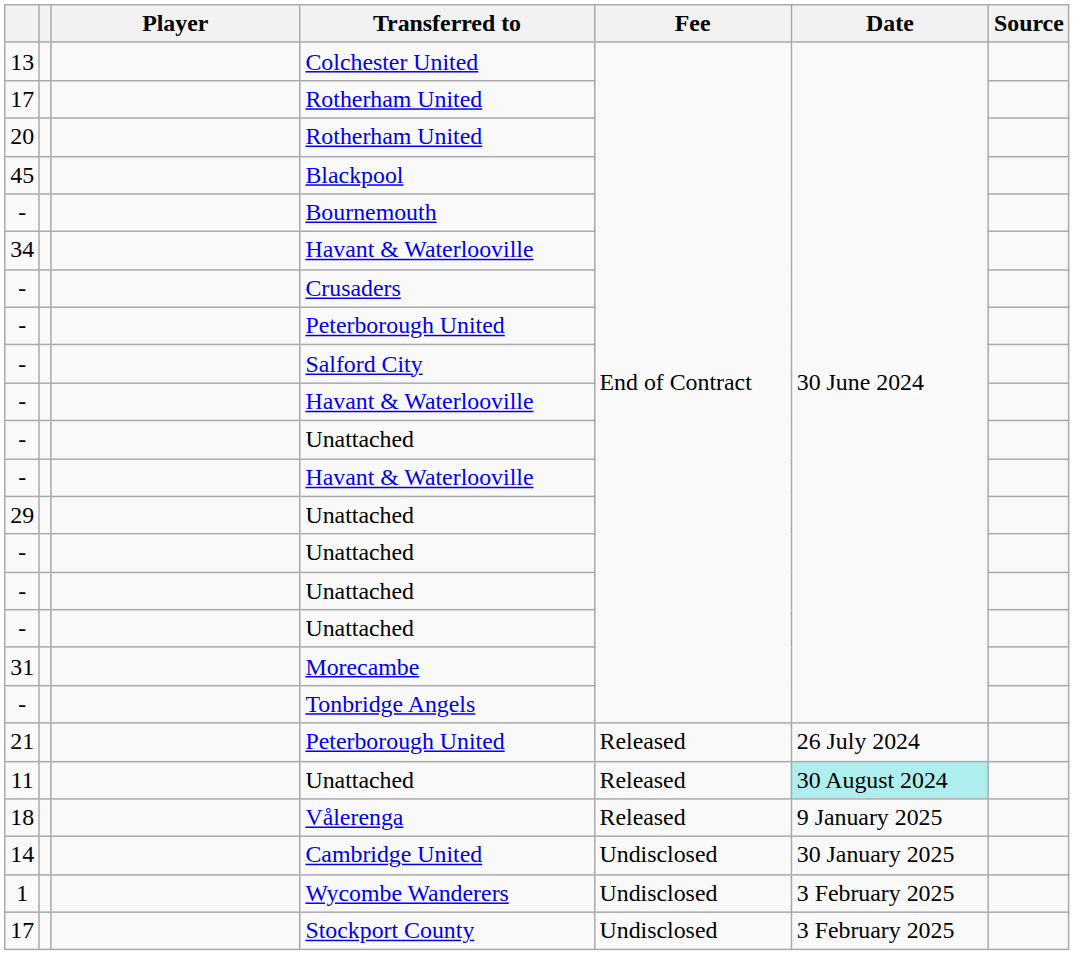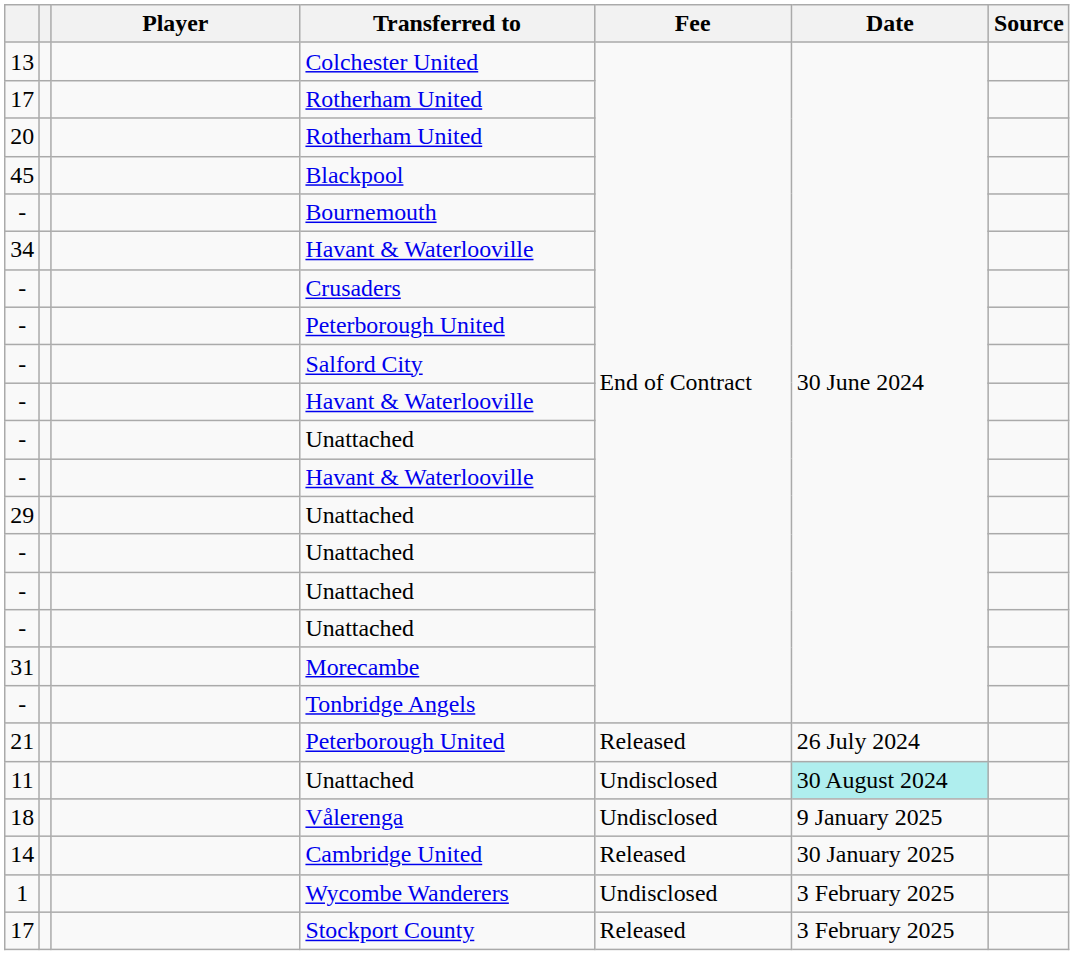(643, 779) Released -> (658, 779) Undisclosed
(643, 817) Released -> (658, 817) Undisclosed
(658, 855) Undisclosed -> (643, 855) Released
(658, 930) Undisclosed -> (643, 930) Released
